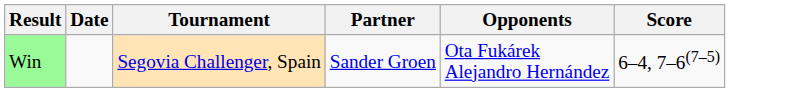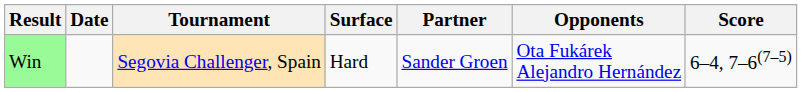+ column: (361, 19)
